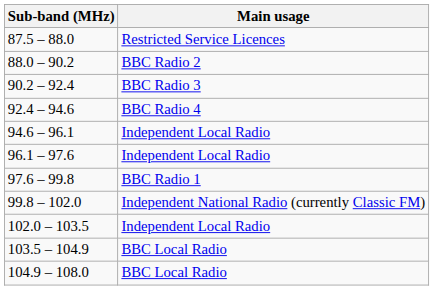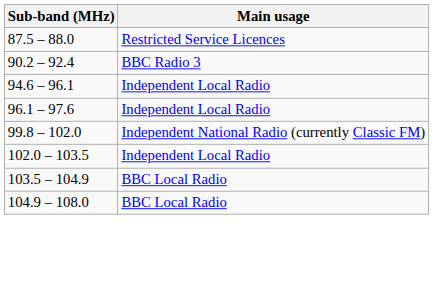- row: (41, 62)
- row: (41, 109)
- row: (41, 179)
